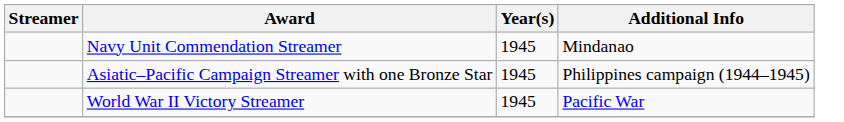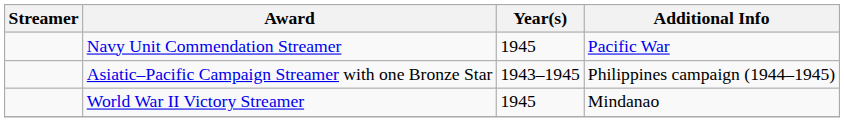(598, 46) Mindanao -> (629, 46) Pacific War
(518, 74) 1945 -> (540, 74) 1943–1945
(603, 102) Pacific War -> (624, 102) Mindanao
